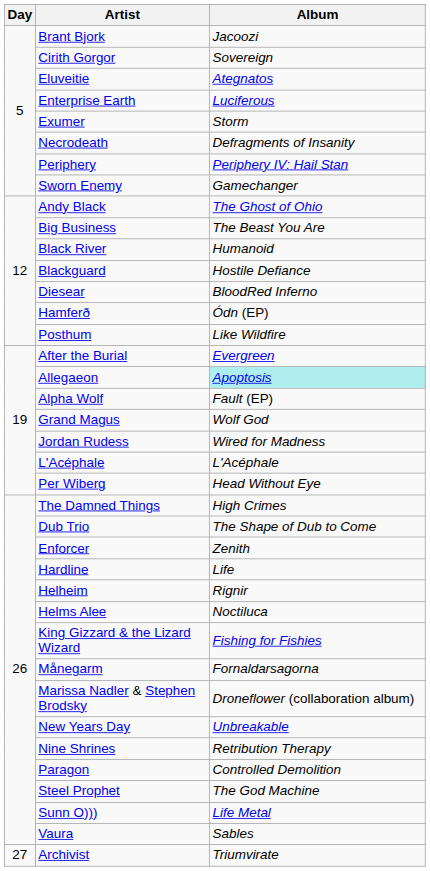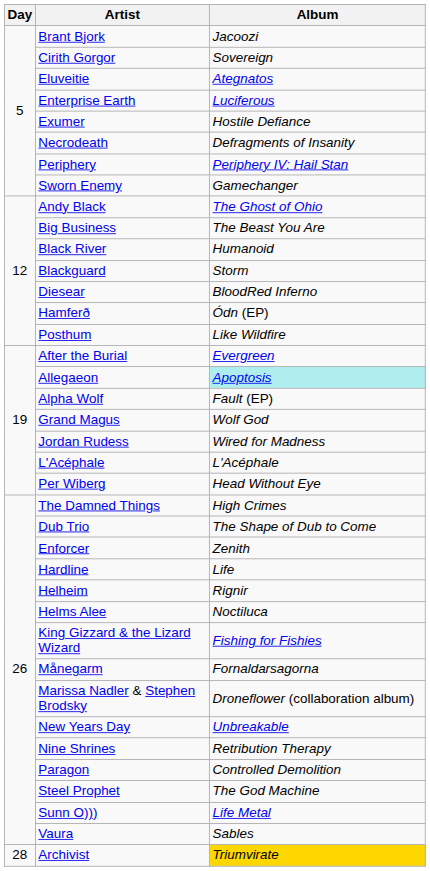(230, 121) Storm -> (261, 121) Hostile Defiance
(261, 270) Hostile Defiance -> (230, 270) Storm
(20, 855) 27 -> (20, 855) 28
(246, 855) no background -> (246, 855) gold background
